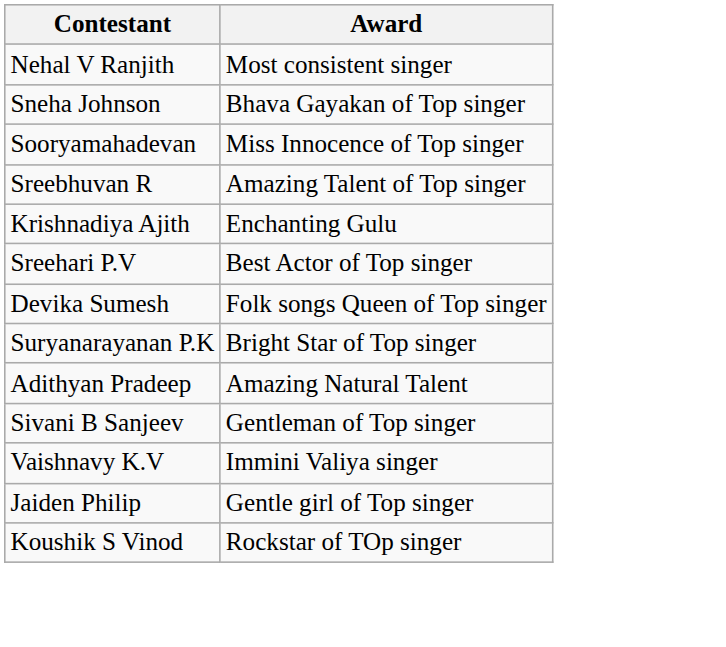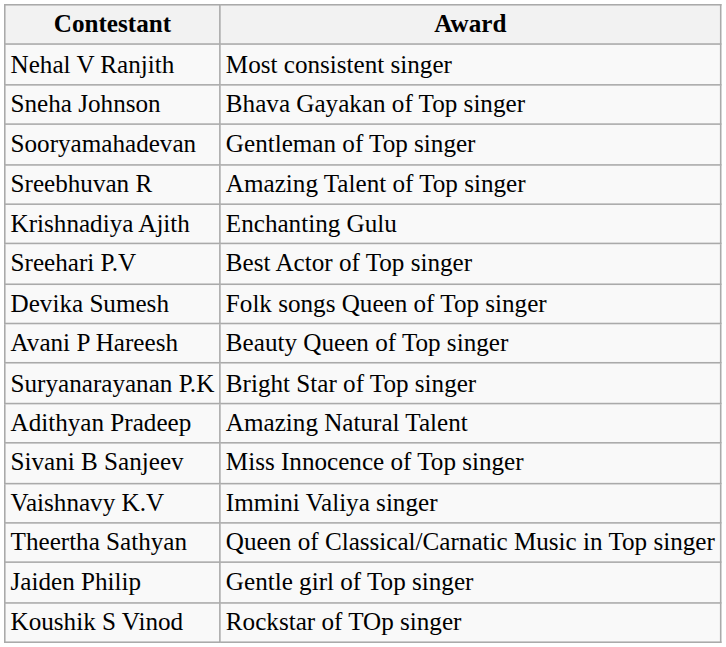(375, 143) Miss Innocence of Top singer -> (351, 143) Gentleman of Top singer
+ row: (94, 343)
(351, 422) Gentleman of Top singer -> (375, 462) Miss Innocence of Top singer
+ row: (99, 542)
